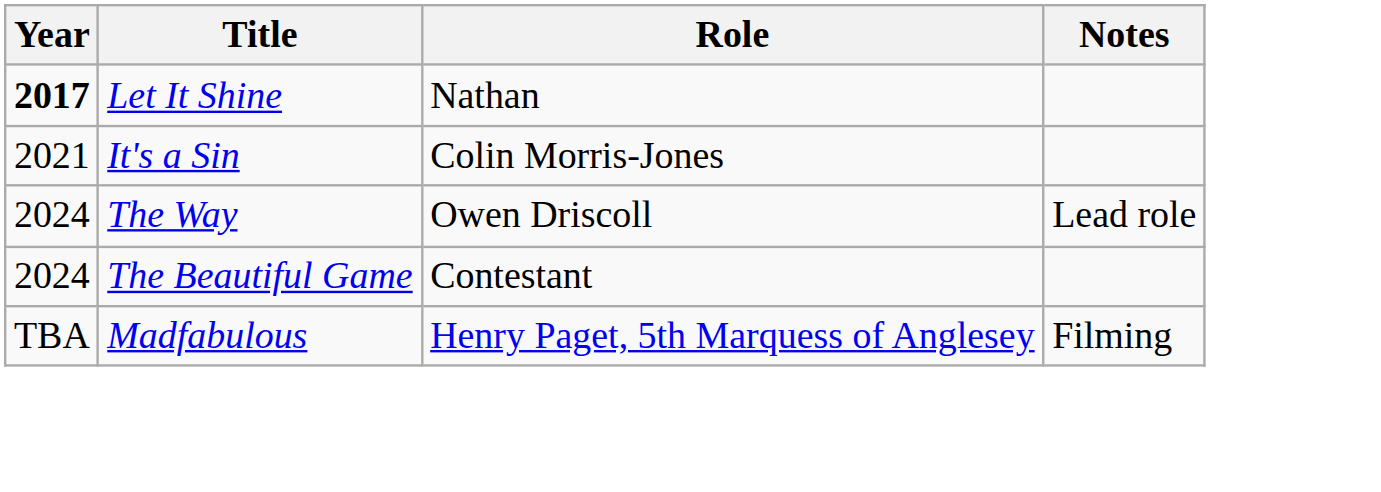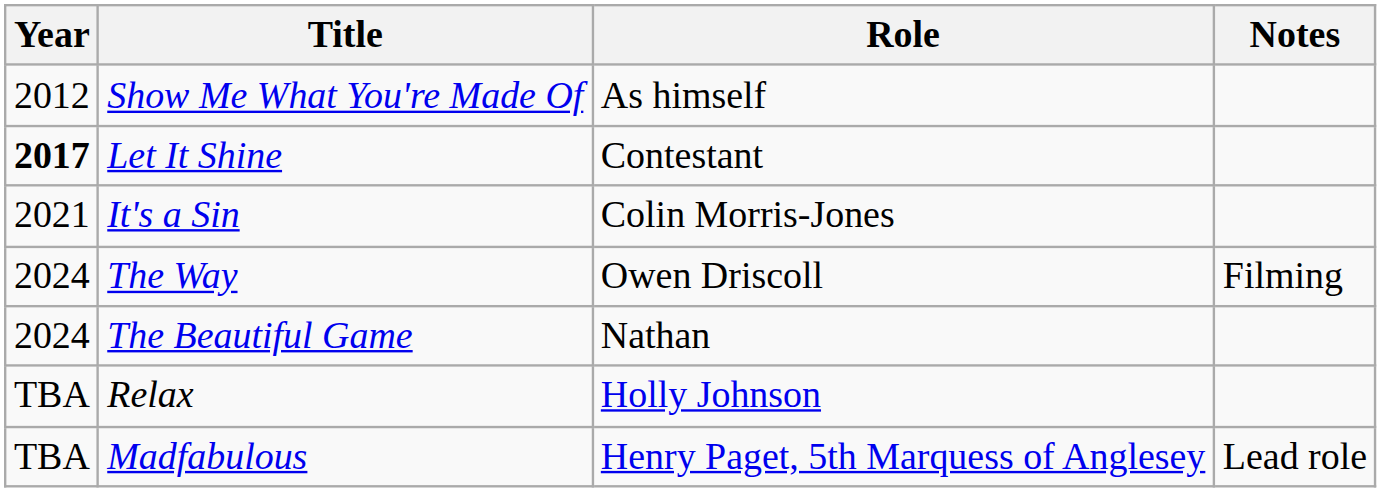+ row: (345, 94)
(485, 94) Nathan -> (682, 154) Contestant
(1124, 214) Lead role -> (1283, 275) Filming
(511, 275) Contestant -> (656, 335) Nathan
+ row: (150, 395)
(1112, 335) Filming -> (1295, 455) Lead role
